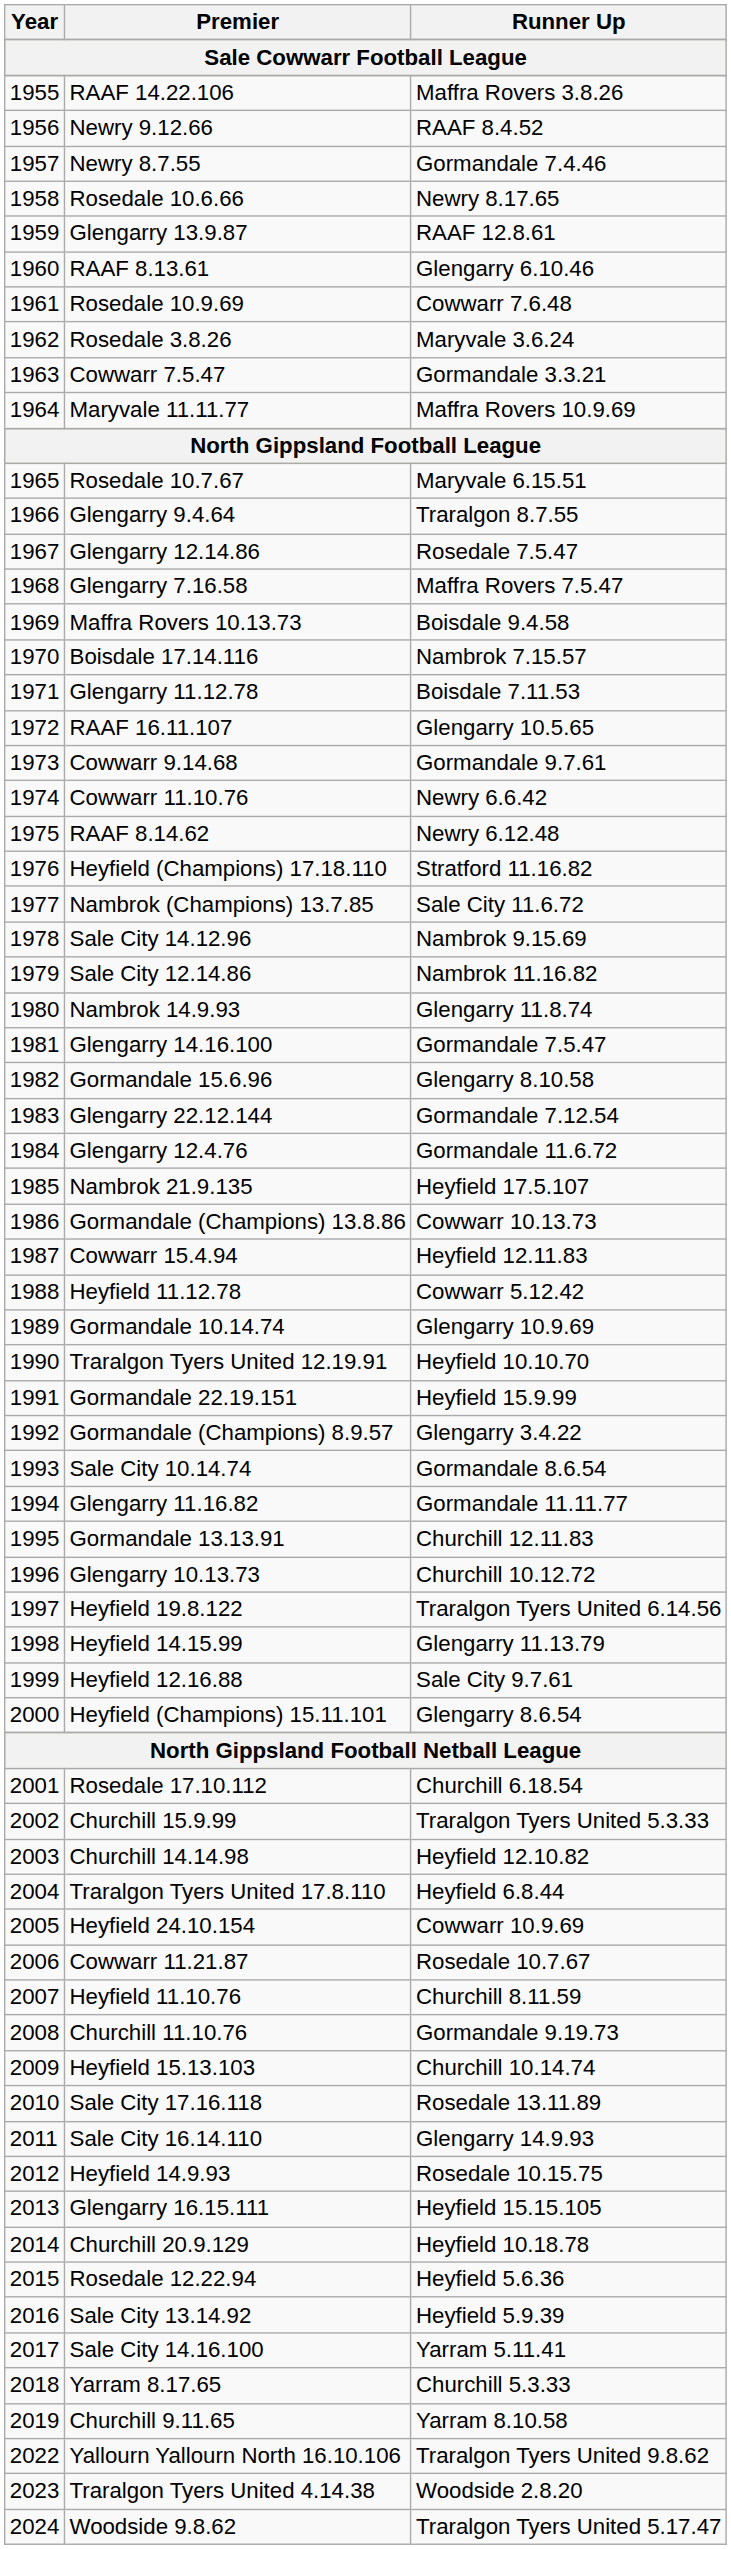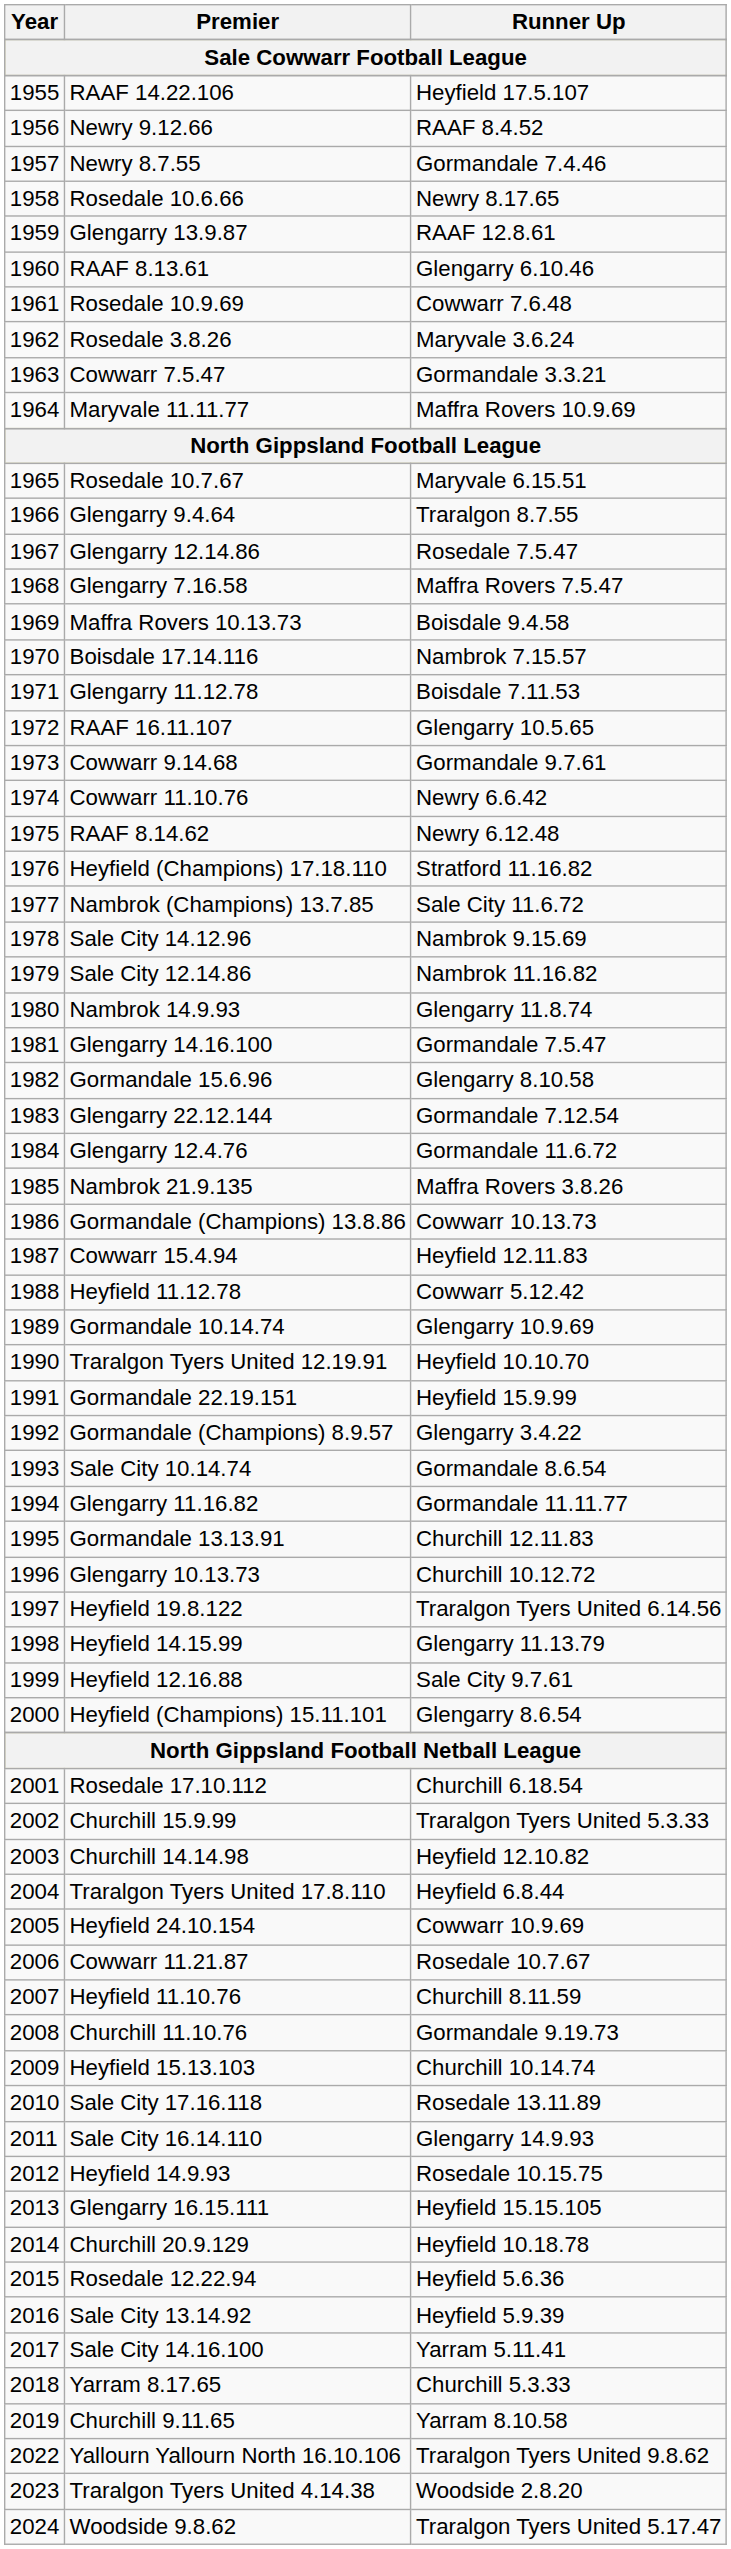(520, 92) Maffra Rovers 3.8.26 -> (503, 92) Heyfield 17.5.107
(503, 1186) Heyfield 17.5.107 -> (520, 1186) Maffra Rovers 3.8.26
